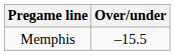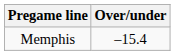(131, 38) –15.5 -> (131, 38) –15.4
